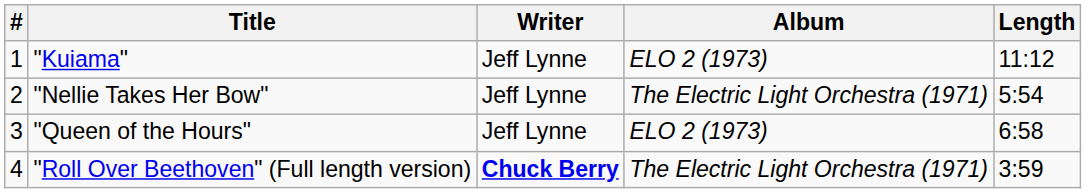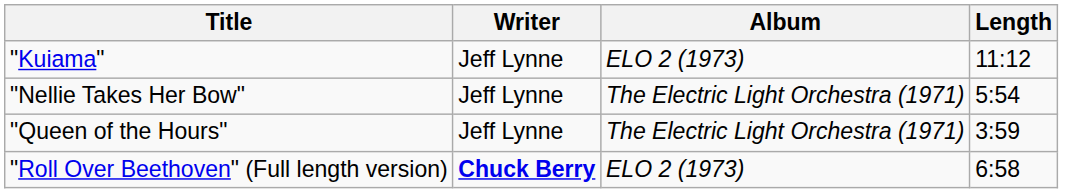- column: (16, 22)
(699, 132) ELO 2 (1973) -> (785, 132) The Electric Light Orchestra (1971)
(1021, 132) 6:58 -> (998, 132) 3:59
(809, 168) The Electric Light Orchestra (1971) -> (675, 168) ELO 2 (1973)
(1021, 168) 3:59 -> (998, 168) 6:58
